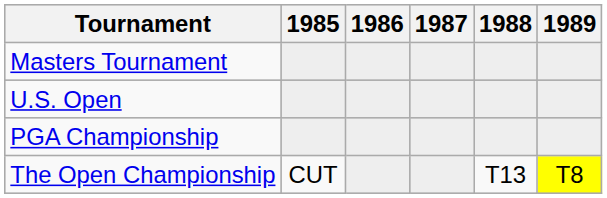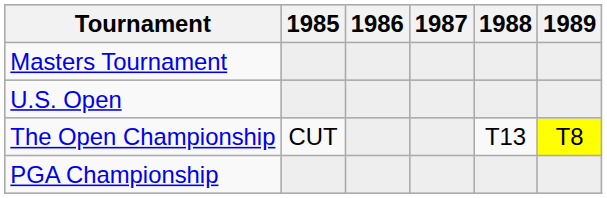rows swapped: (143, 175) <-> (114, 137)
